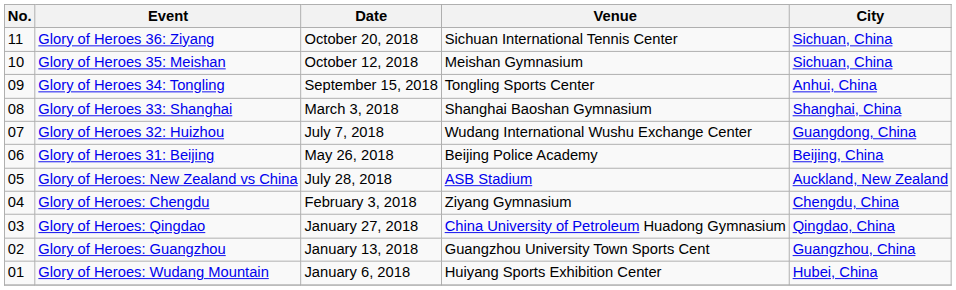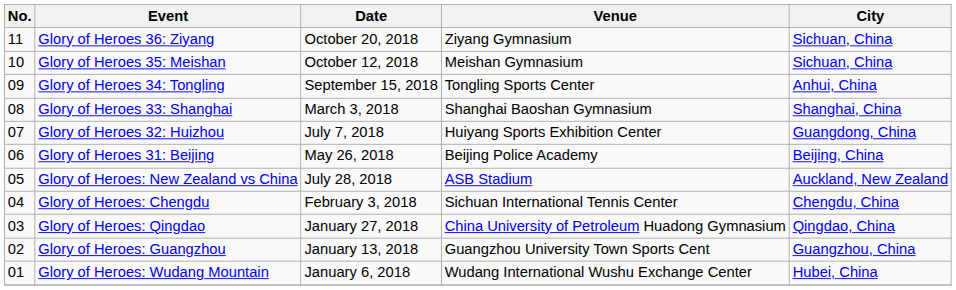(561, 39) Sichuan International Tennis Center -> (508, 39) Ziyang Gymnasium
(598, 132) Wudang International Wushu Exchange Center -> (553, 132) Huiyang Sports Exhibition Center
(508, 202) Ziyang Gymnasium -> (561, 202) Sichuan International Tennis Center
(553, 272) Huiyang Sports Exhibition Center -> (598, 272) Wudang International Wushu Exchange Center
